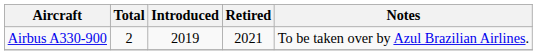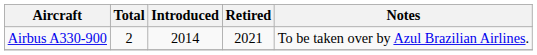(185, 38) 2019 -> (185, 38) 2014
